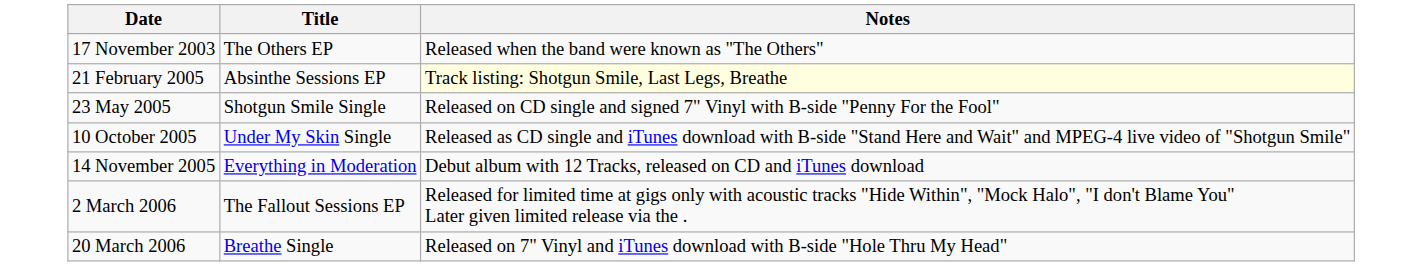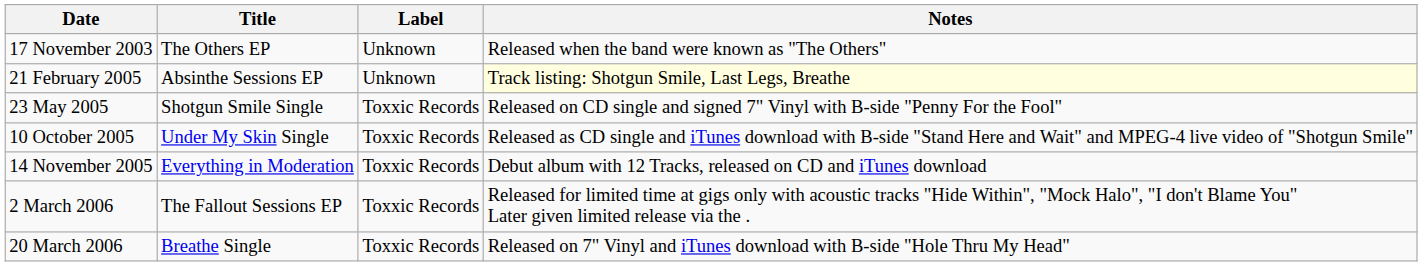+ column: (421, 19)
